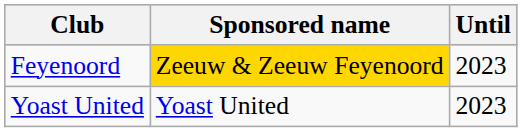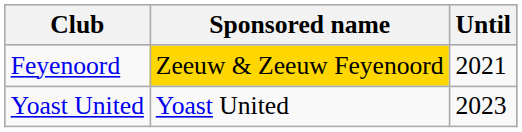(481, 65) 2023 -> (481, 65) 2021
